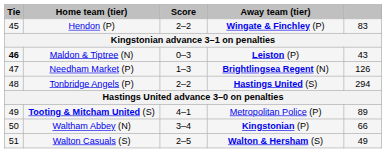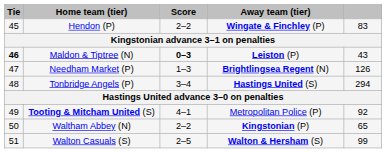(184, 55) normal -> (184, 55) bold
(184, 84) 2–2 -> (184, 84) 3–4
(363, 112) 89 -> (363, 112) 92
(184, 127) 3–4 -> (184, 127) 2–2
(363, 127) 66 -> (363, 127) 65
(363, 141) 49 -> (363, 141) 99
